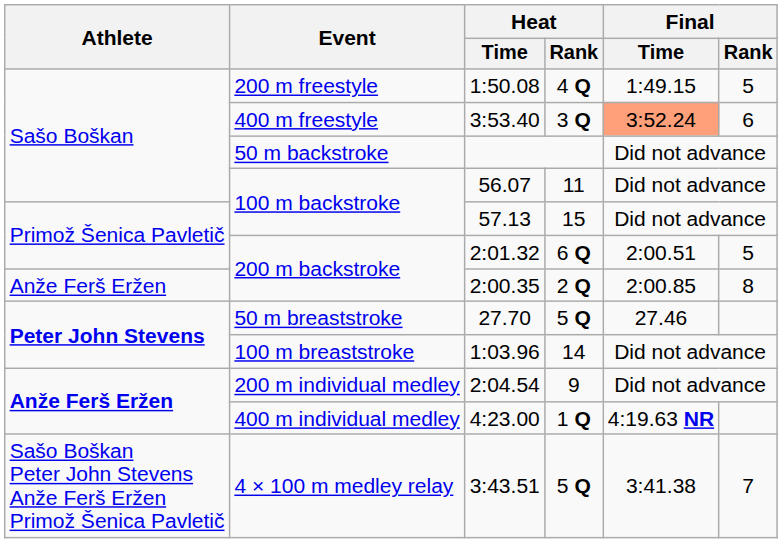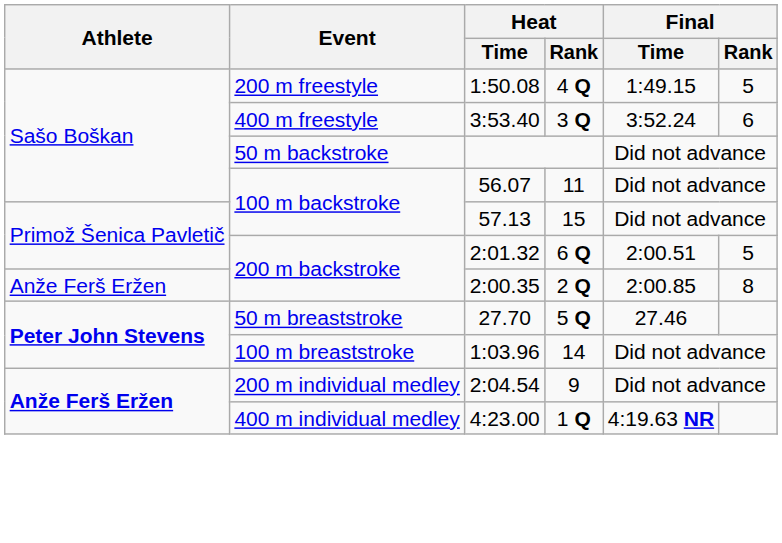(661, 120) lightsalmon background -> (661, 120) no background
- row: (505, 487)
